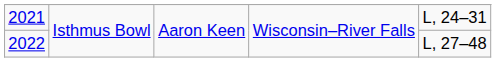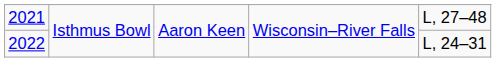(455, 17) L, 24–31 -> (455, 17) L, 27–48
(455, 43) L, 27–48 -> (455, 43) L, 24–31
